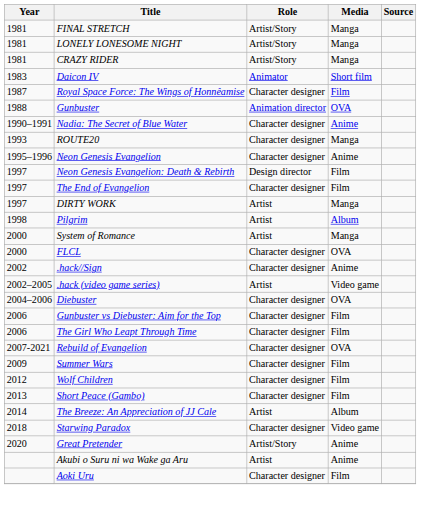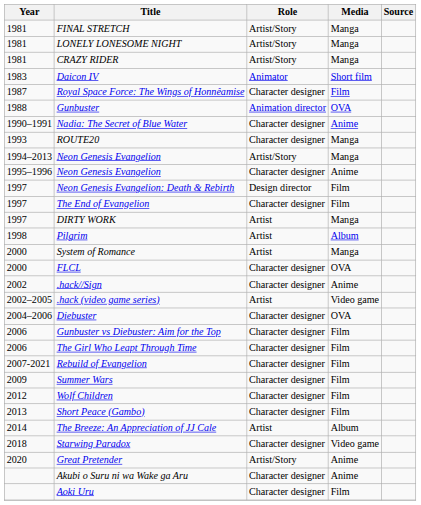+ row: (29, 156)
(341, 348) OVA -> (340, 364) Film
(261, 460) Artist -> (287, 476) Character designer
